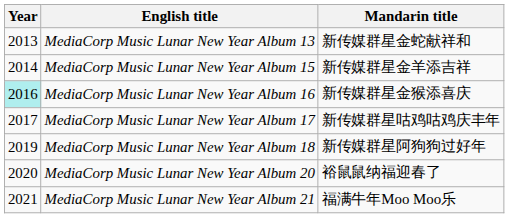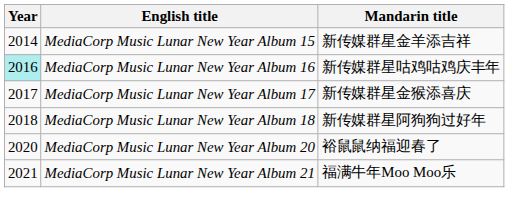- row: (180, 41)
(396, 93) 新传媒群星金猴添喜庆 -> (411, 67) 新传媒群星咕鸡咕鸡庆丰年
(411, 119) 新传媒群星咕鸡咕鸡庆丰年 -> (396, 93) 新传媒群星金猴添喜庆
(23, 146) 2019 -> (23, 120) 2018
